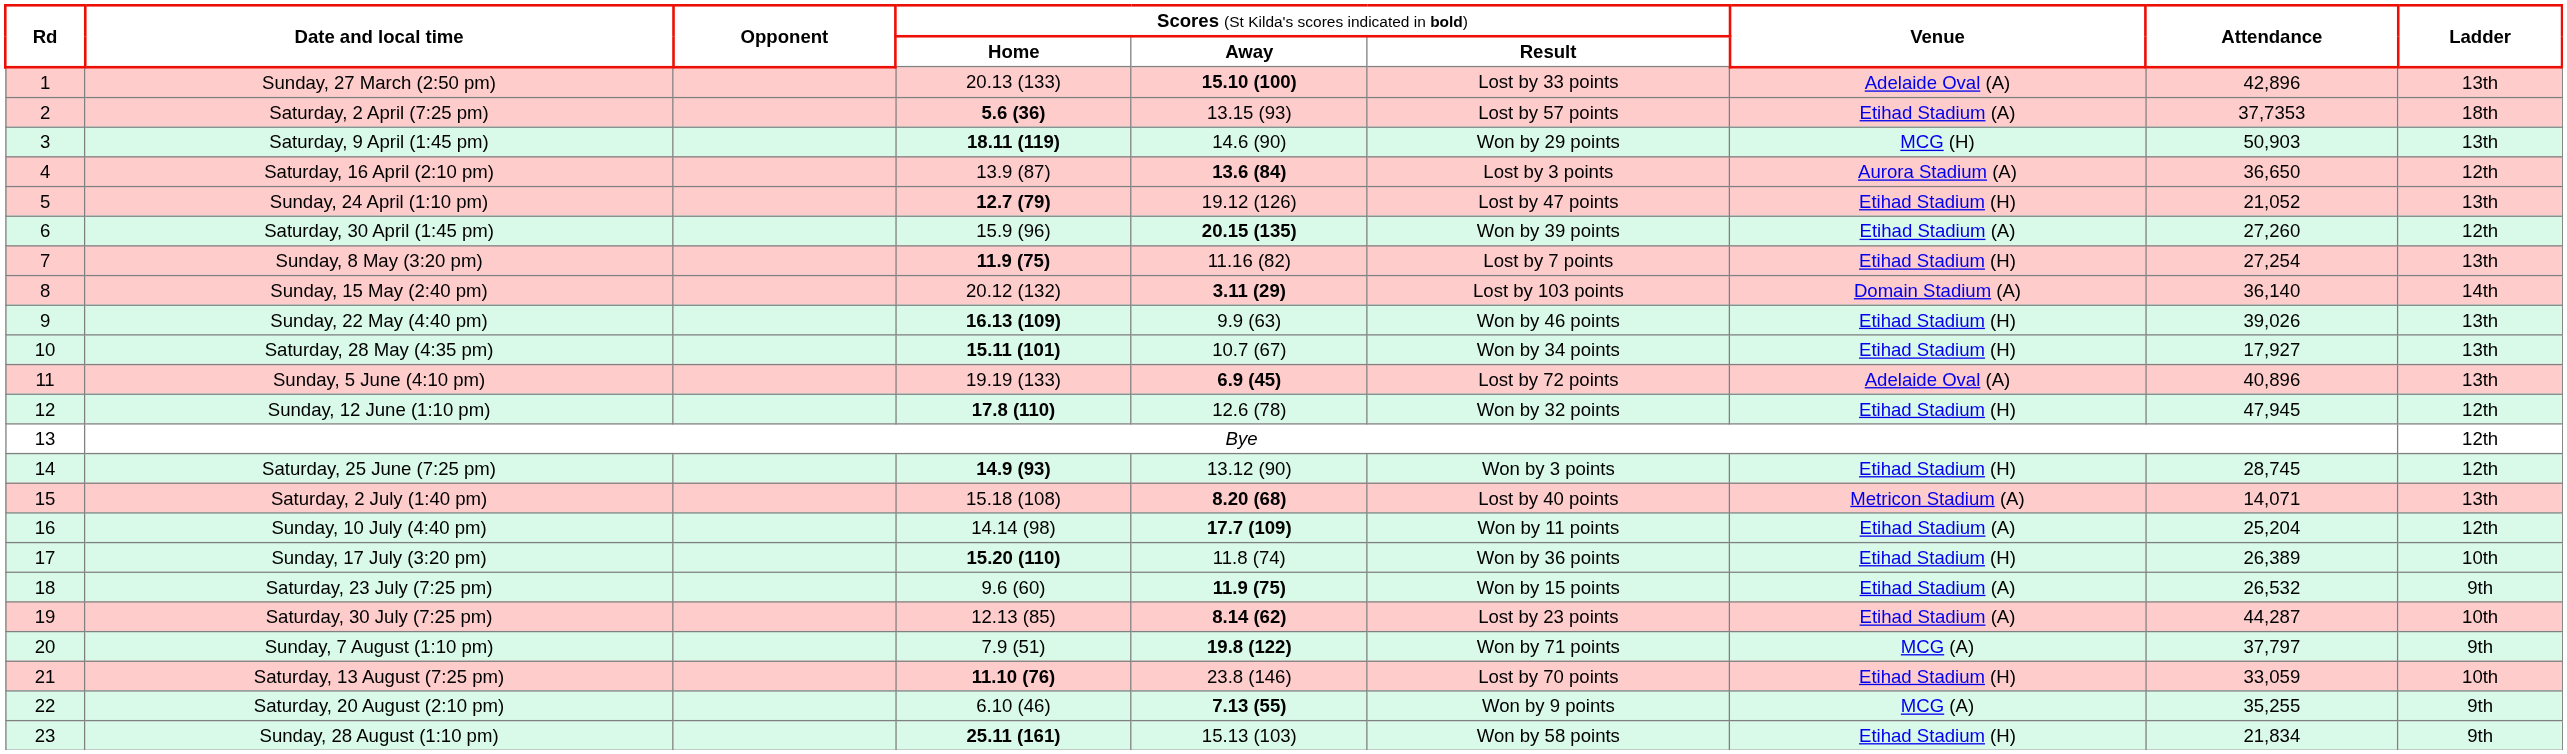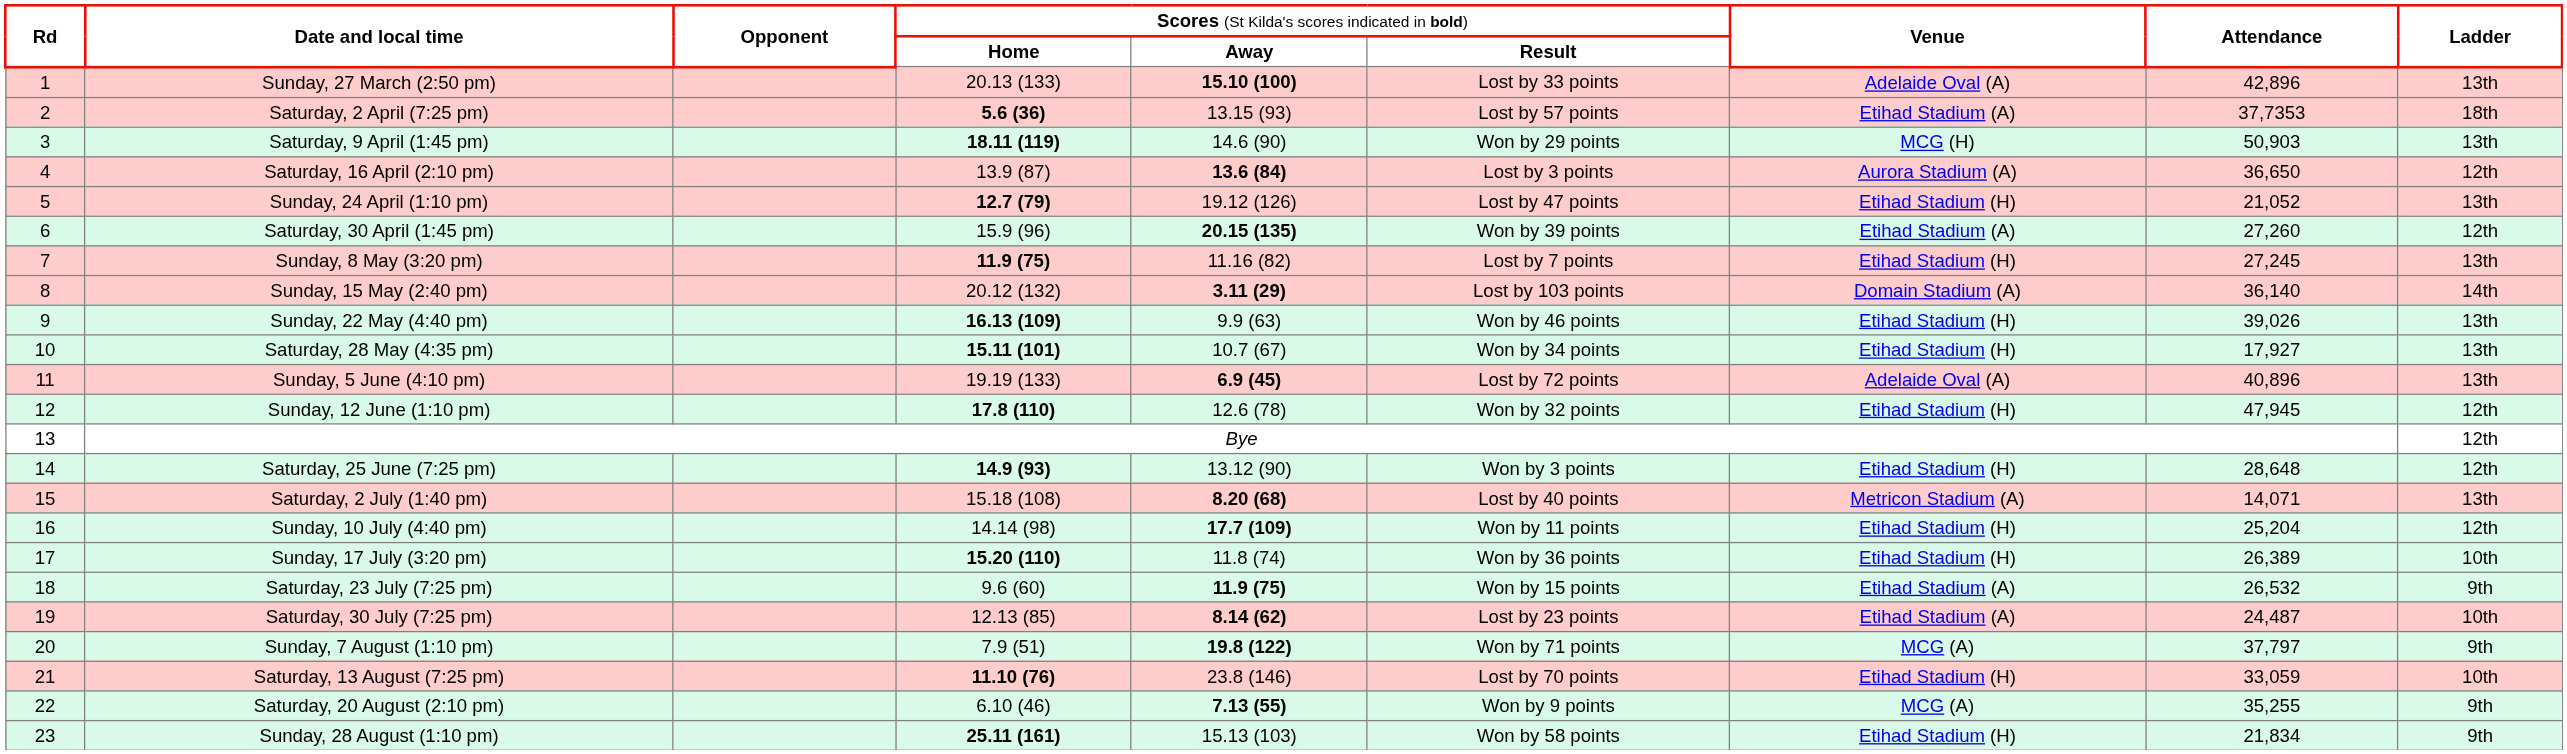(2272, 260) 27,254 -> (2272, 260) 27,245
(2272, 468) 28,745 -> (2272, 468) 28,648
(1937, 527) Etihad Stadium (A) -> (1937, 527) Etihad Stadium (H)
(2272, 616) 44,287 -> (2272, 616) 24,487
